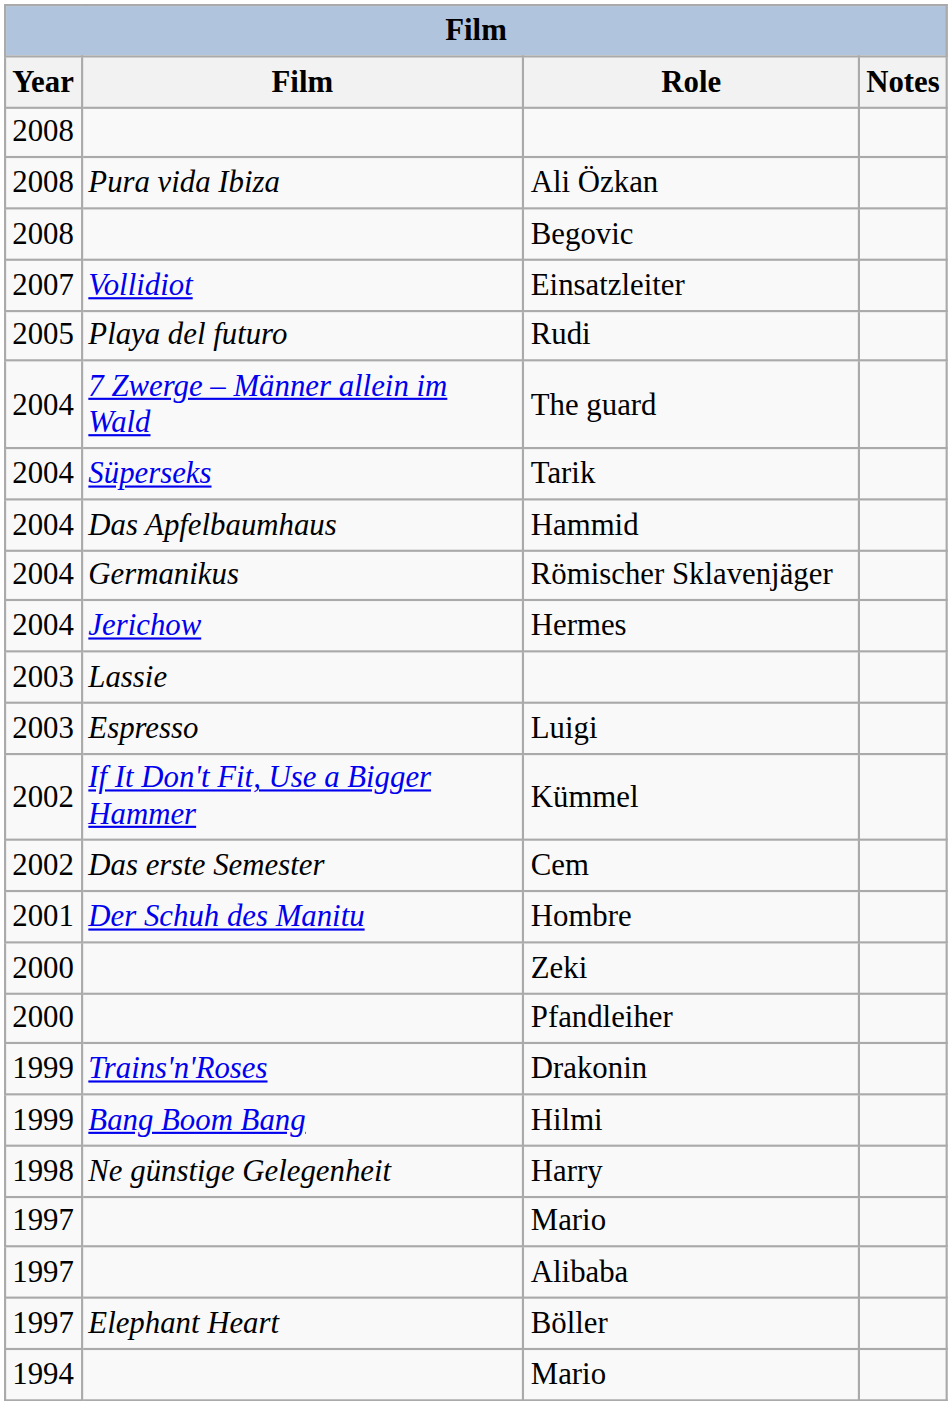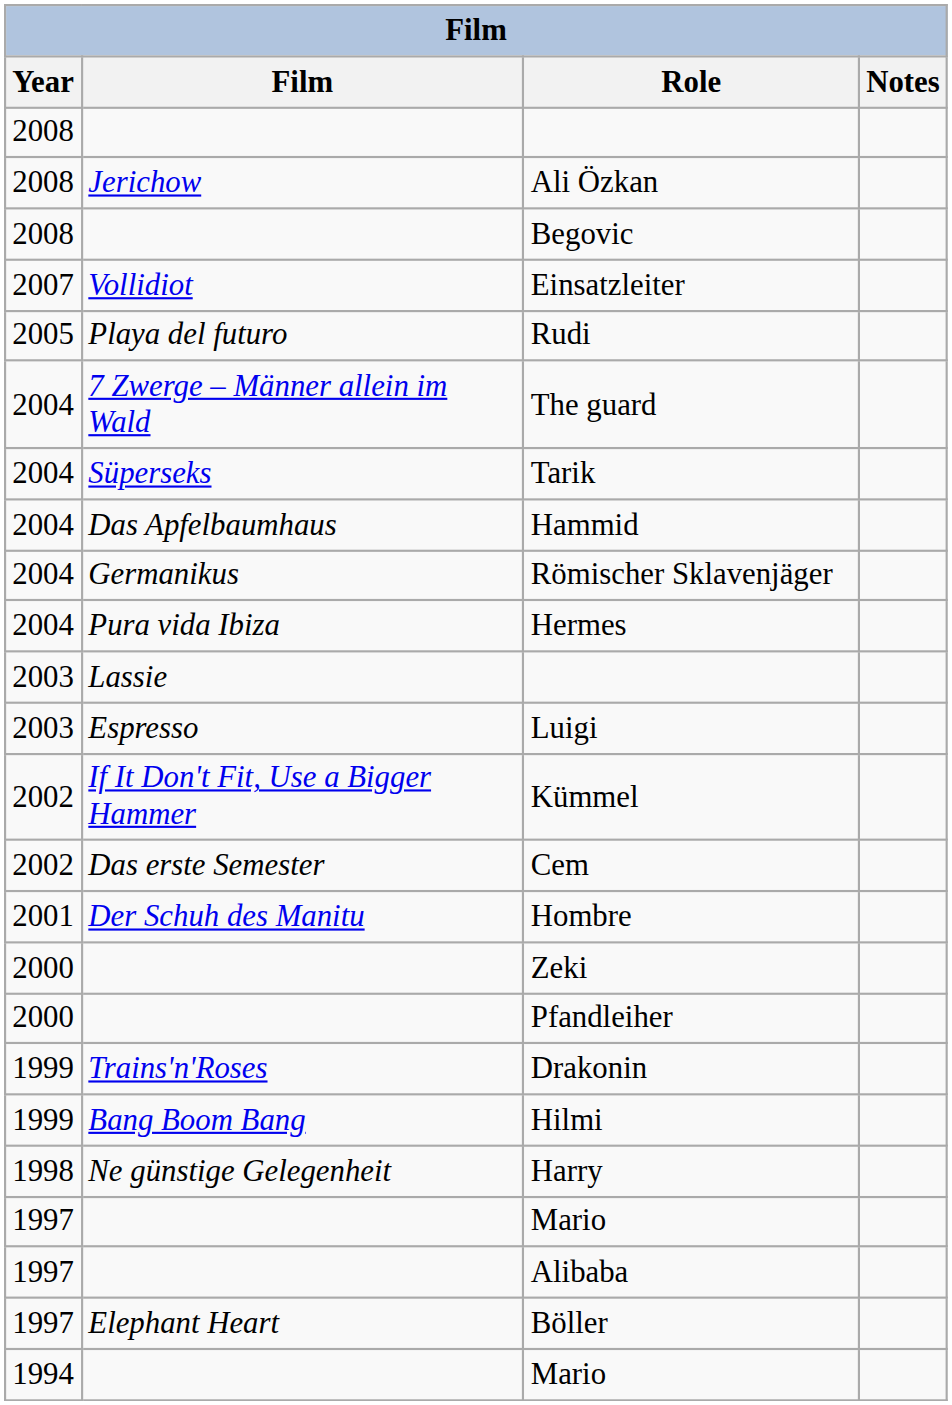(184, 182) Pura vida Ibiza -> (145, 182) Jerichow
(145, 625) Jerichow -> (184, 625) Pura vida Ibiza
